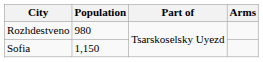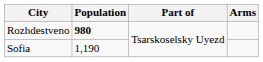(83, 30) normal -> (83, 30) bold
(87, 48) 1,150 -> (87, 48) 1,190
